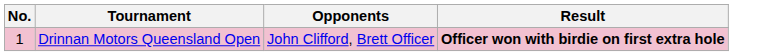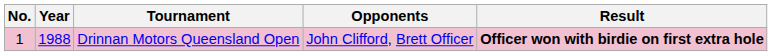+ column: (54, 16)
